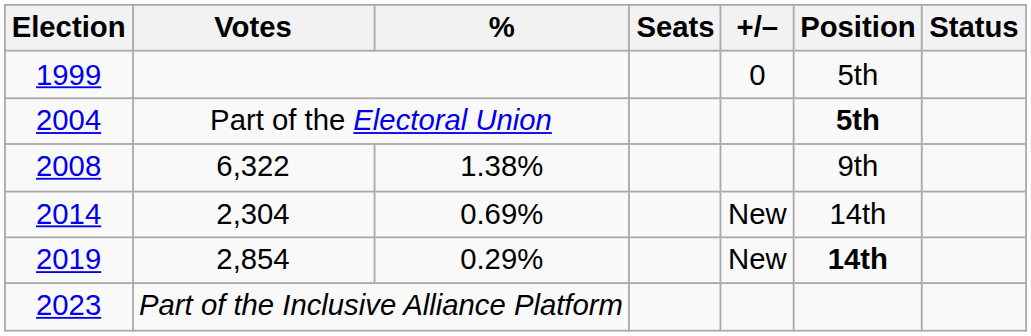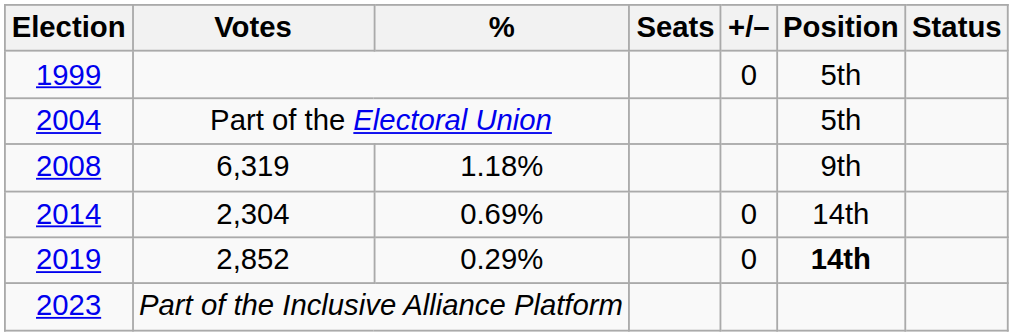(858, 120) bold -> (841, 120) normal
(253, 167) 6,322 -> (253, 167) 6,319
(502, 167) 1.38% -> (502, 167) 1.18%
(757, 213) New -> (749, 213) 0
(253, 259) 2,854 -> (253, 259) 2,852
(757, 259) New -> (749, 259) 0
